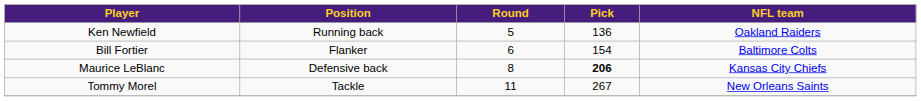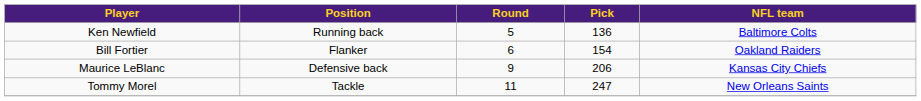(778, 31) Oakland Raiders -> (778, 31) Baltimore Colts
(778, 50) Baltimore Colts -> (778, 50) Oakland Raiders
(511, 68) 8 -> (511, 68) 9
(602, 68) bold -> (602, 68) normal
(602, 86) 267 -> (602, 86) 247
